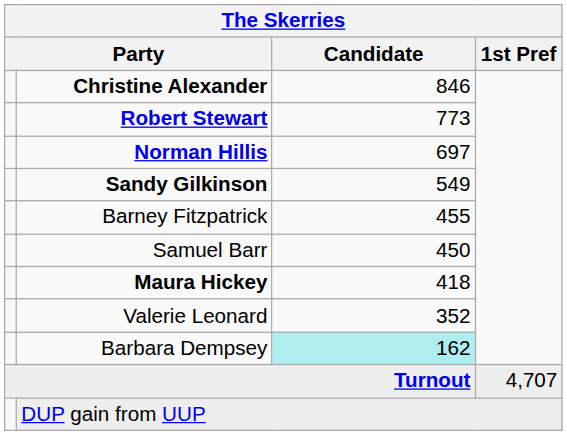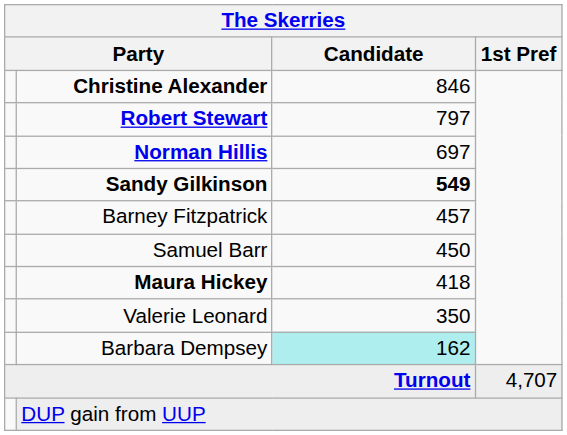(453, 119) 773 -> (453, 119) 797
(453, 184) normal -> (453, 184) bold
(453, 217) 455 -> (453, 217) 457
(453, 315) 352 -> (453, 315) 350
